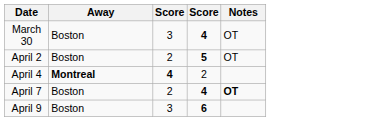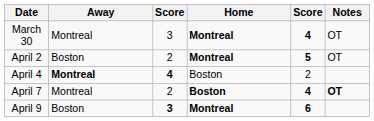+ column: (239, 12)
(68, 35) Boston -> (72, 35) Montreal
(68, 91) Boston -> (72, 91) Montreal
(170, 108) normal -> (170, 108) bold
